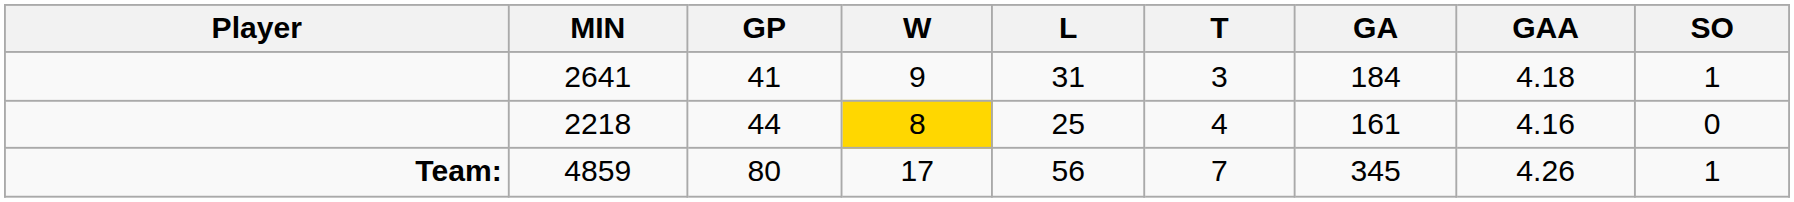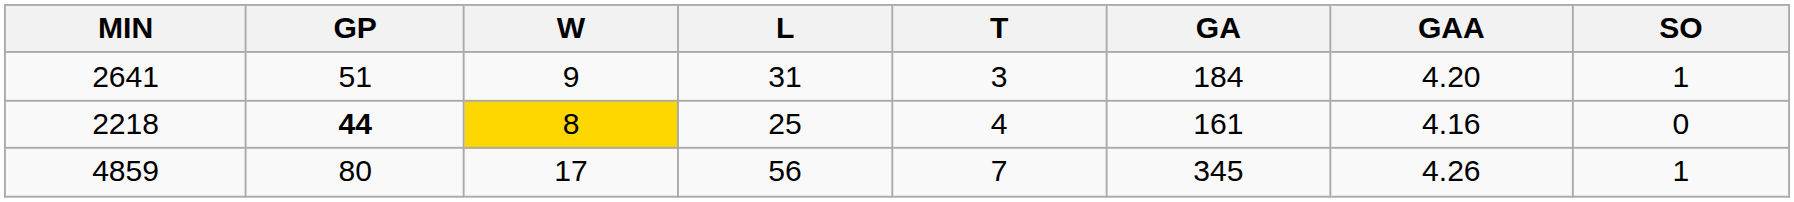- column: (257, 28)
(764, 76) 41 -> (355, 76) 51
(1546, 76) 4.18 -> (1451, 76) 4.20
(764, 123) normal -> (355, 123) bold
